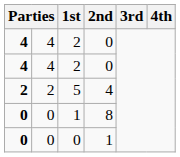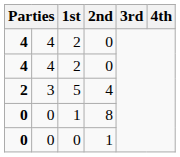(51, 90) 2 -> (51, 90) 3
